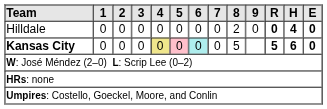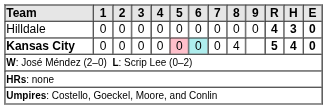(236, 29) 2 -> (236, 29) 0
(274, 29) 0 -> (274, 29) 4
(293, 29) 4 -> (293, 29) 3
(160, 46) khaki background -> (160, 46) no background
(236, 46) 5 -> (236, 46) 4
(293, 46) 6 -> (293, 46) 4
